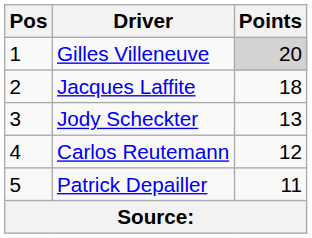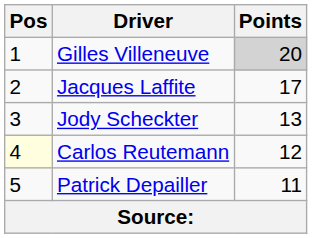(290, 87) 18 -> (290, 87) 17
(15, 152) no background -> (15, 152) lightyellow background
